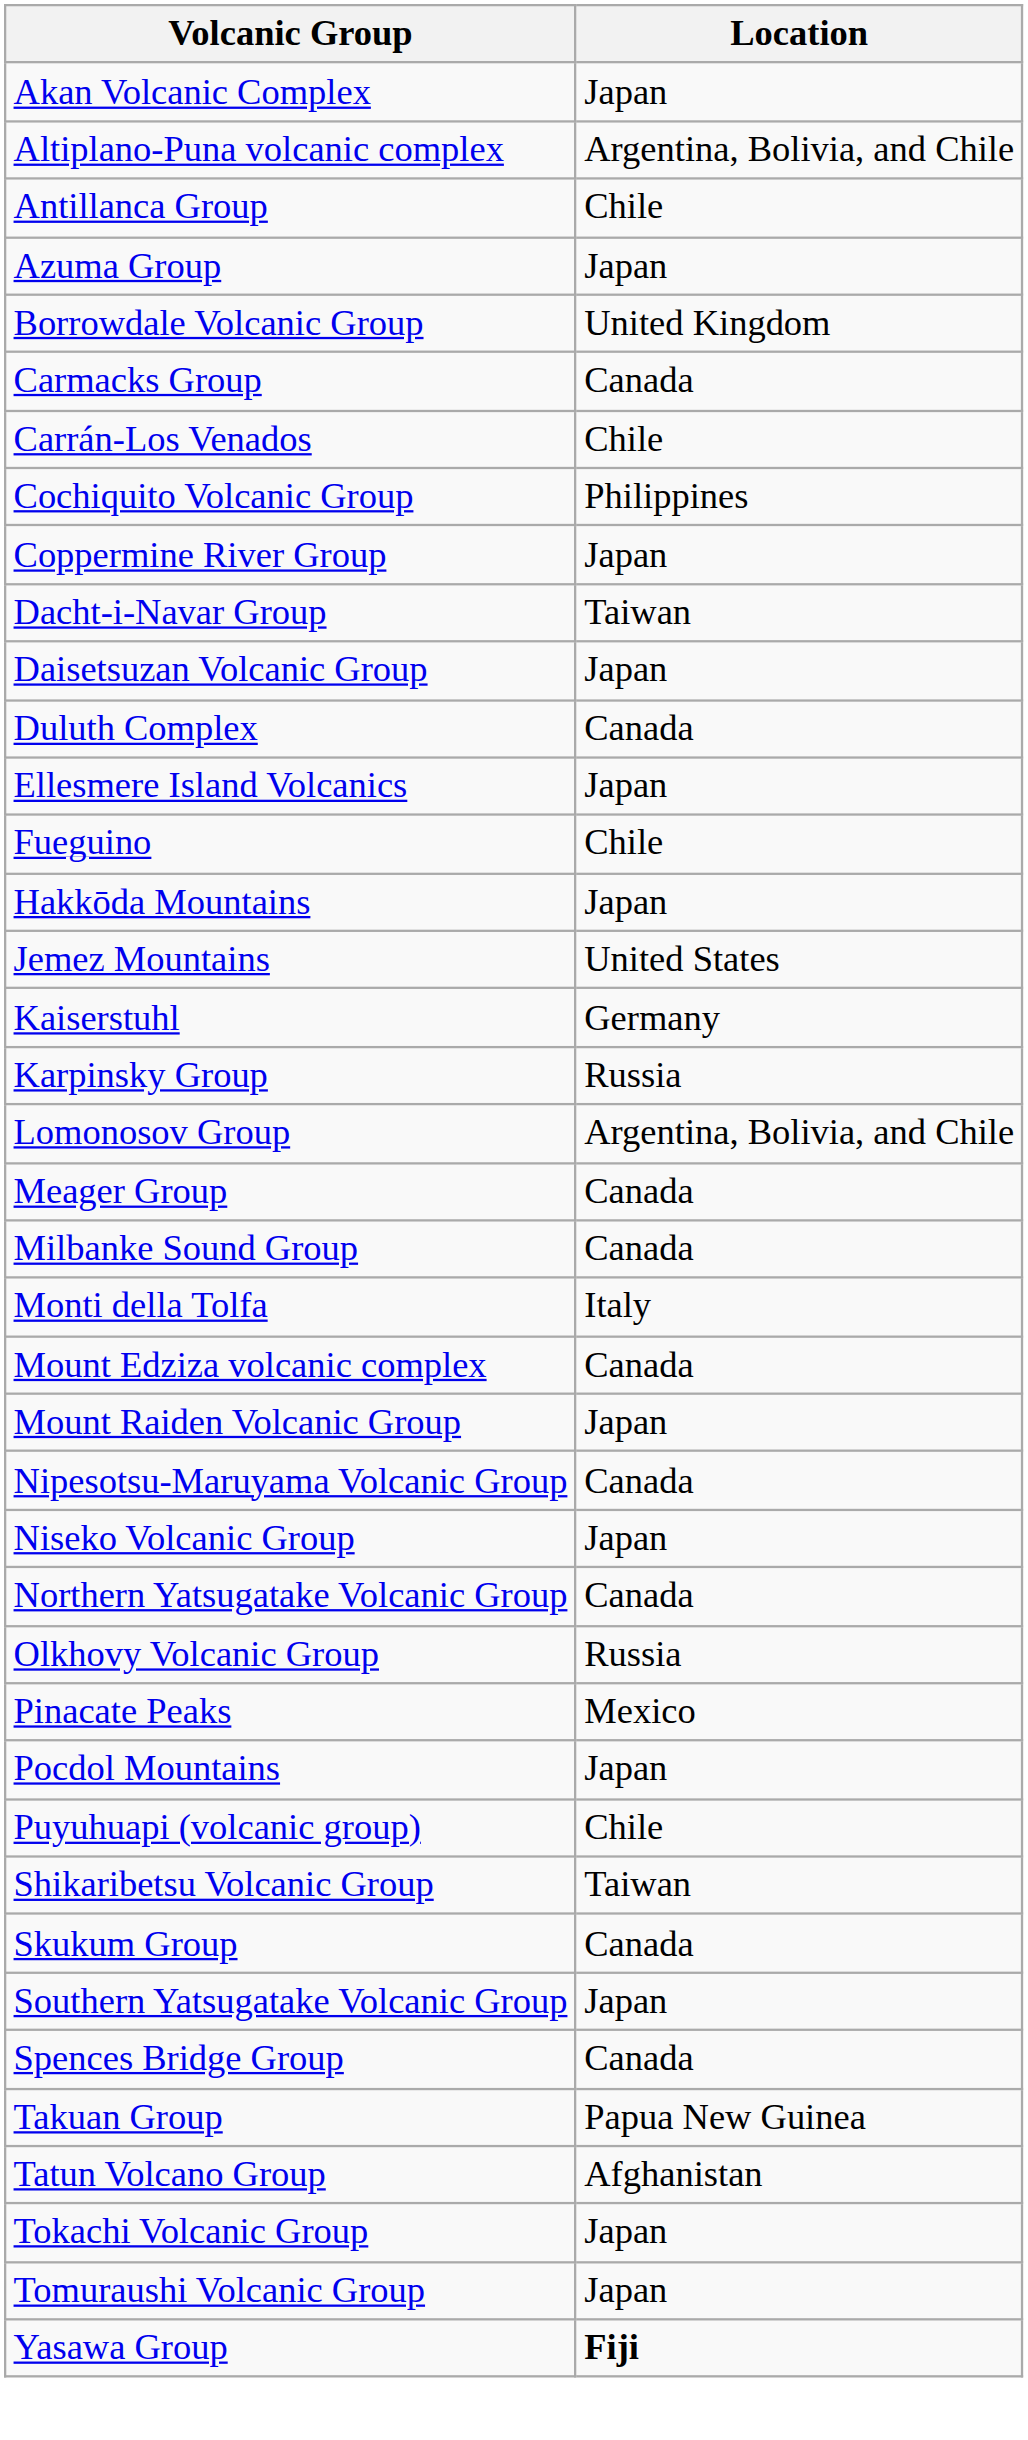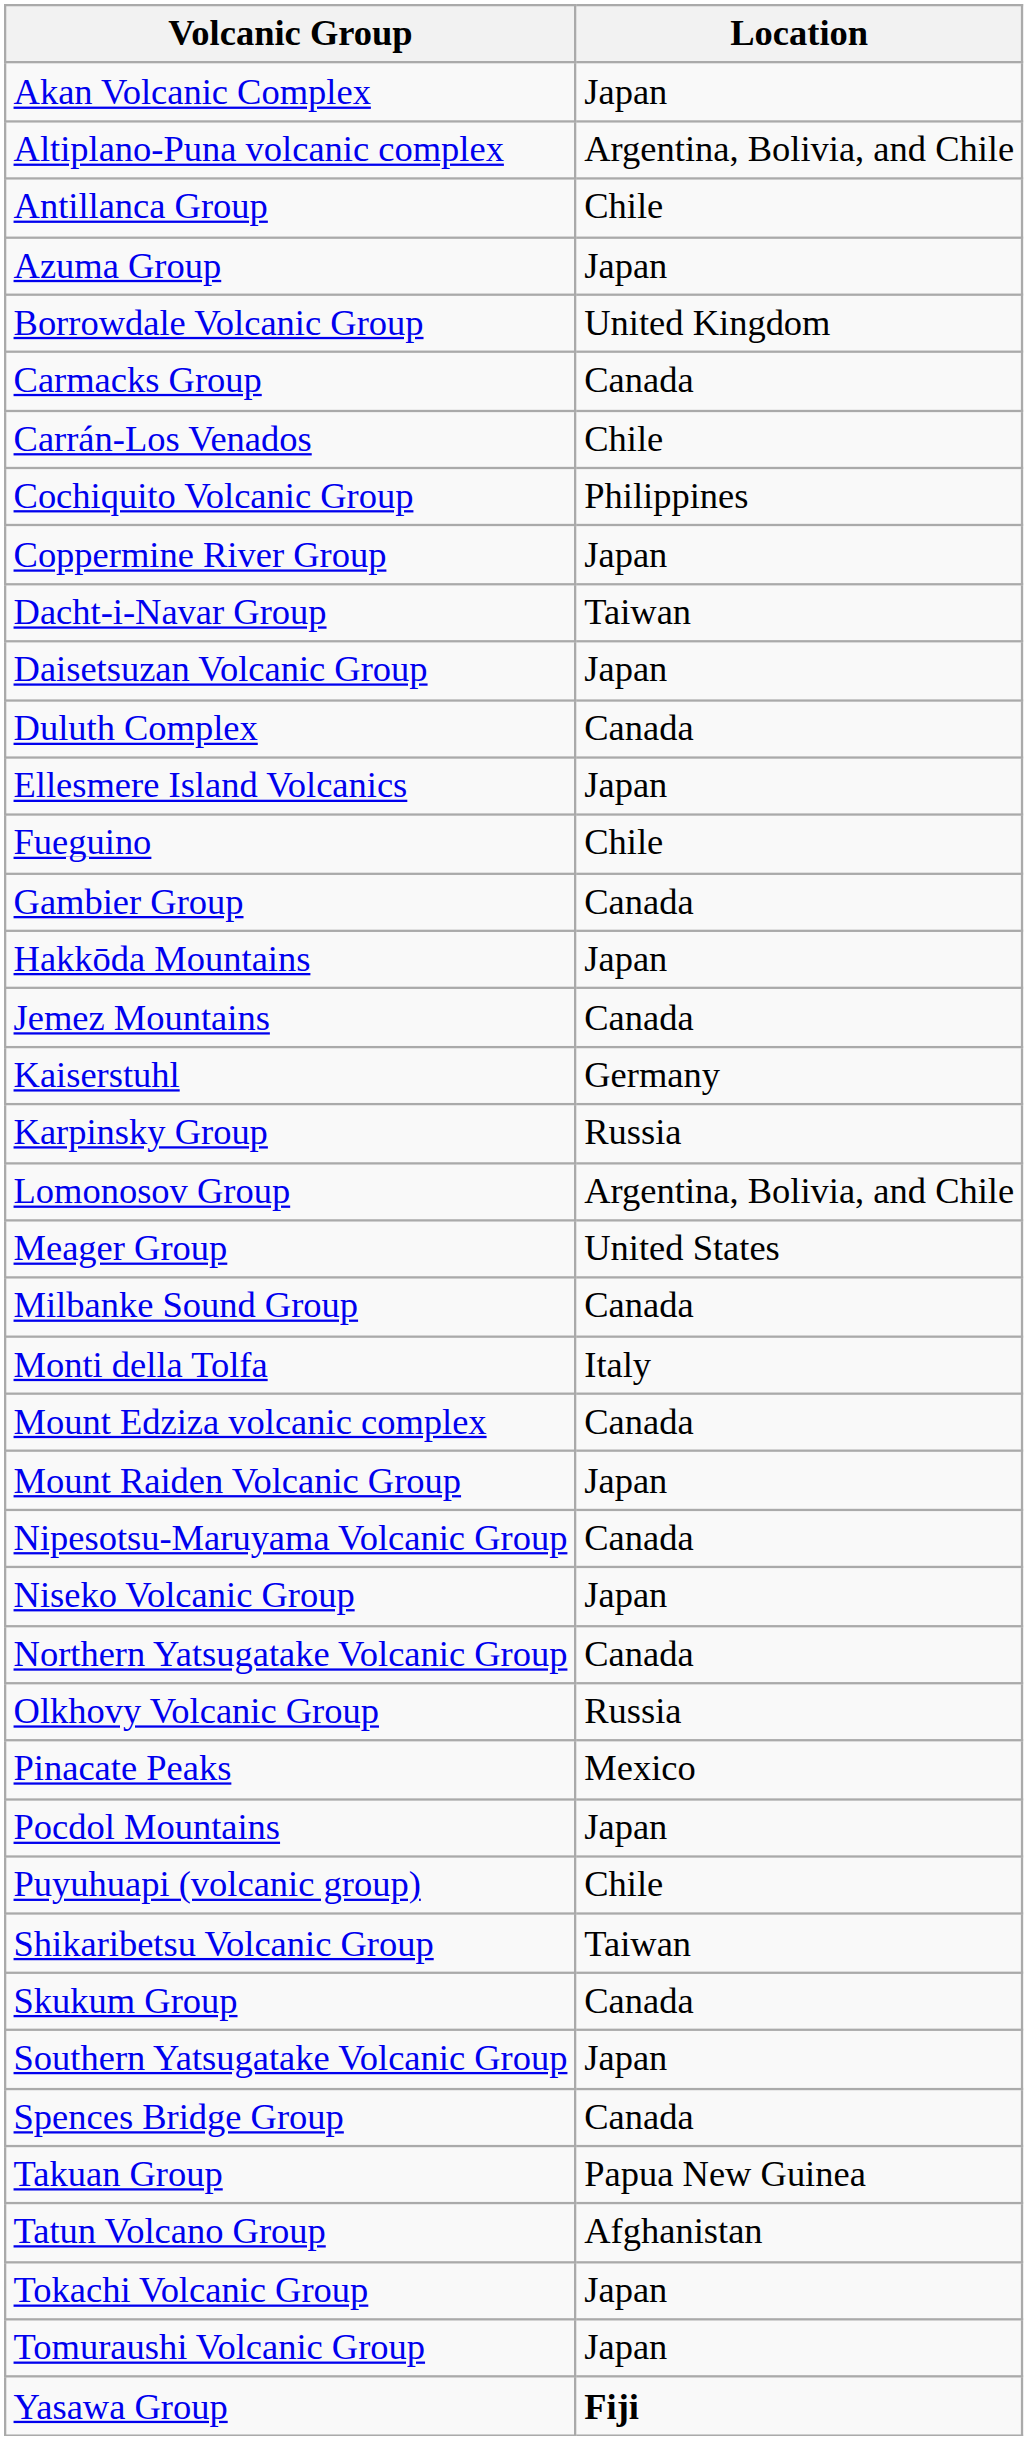+ row: (129, 901)
(682, 959) United States -> (639, 1016) Canada
(639, 1190) Canada -> (682, 1248) United States
